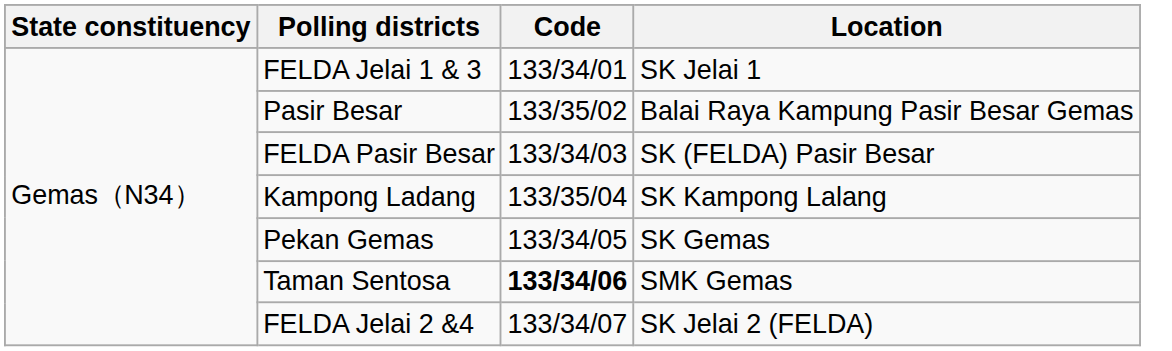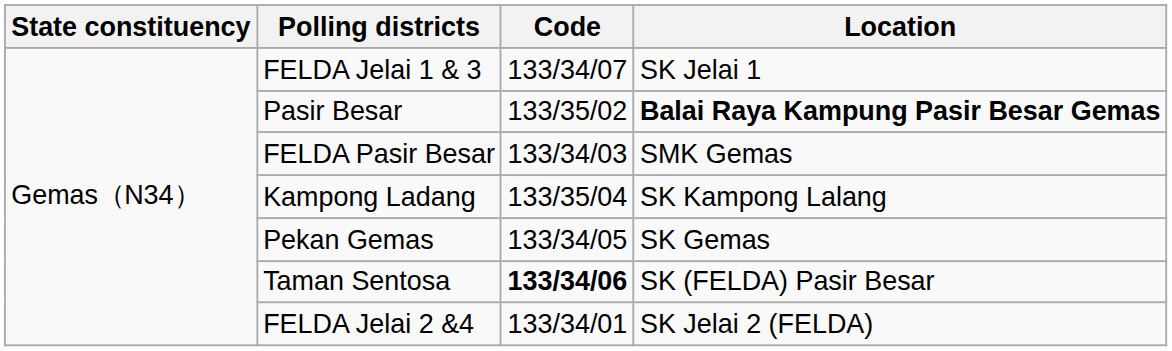(567, 69) 133/34/01 -> (567, 69) 133/34/07
(887, 112) normal -> (900, 112) bold
(787, 154) SK (FELDA) Pasir Besar -> (716, 154) SMK Gemas
(716, 282) SMK Gemas -> (787, 282) SK (FELDA) Pasir Besar
(567, 324) 133/34/07 -> (567, 324) 133/34/01
